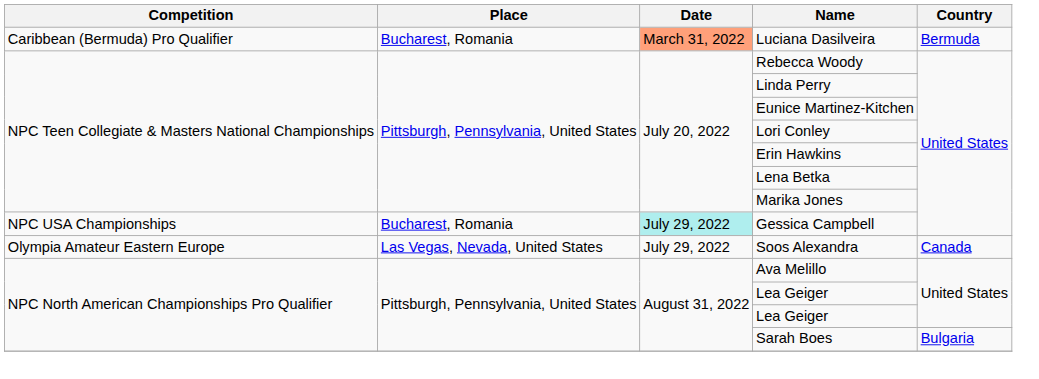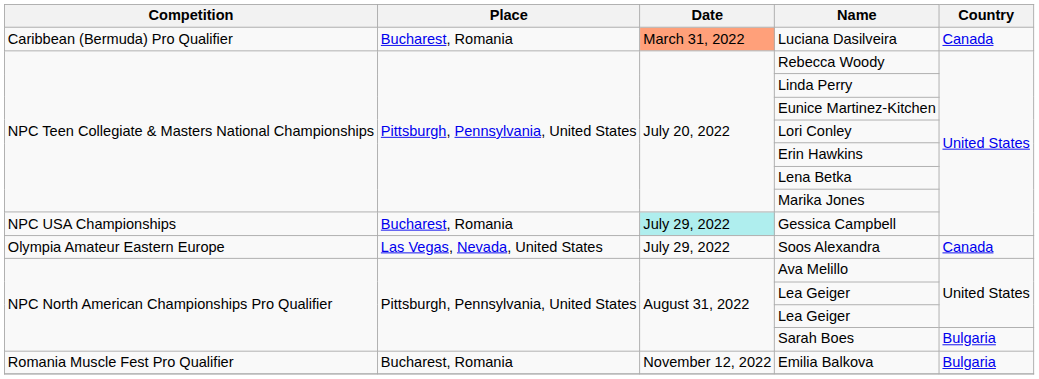(950, 39) Bermuda -> (968, 39) Canada
+ row: (121, 362)
